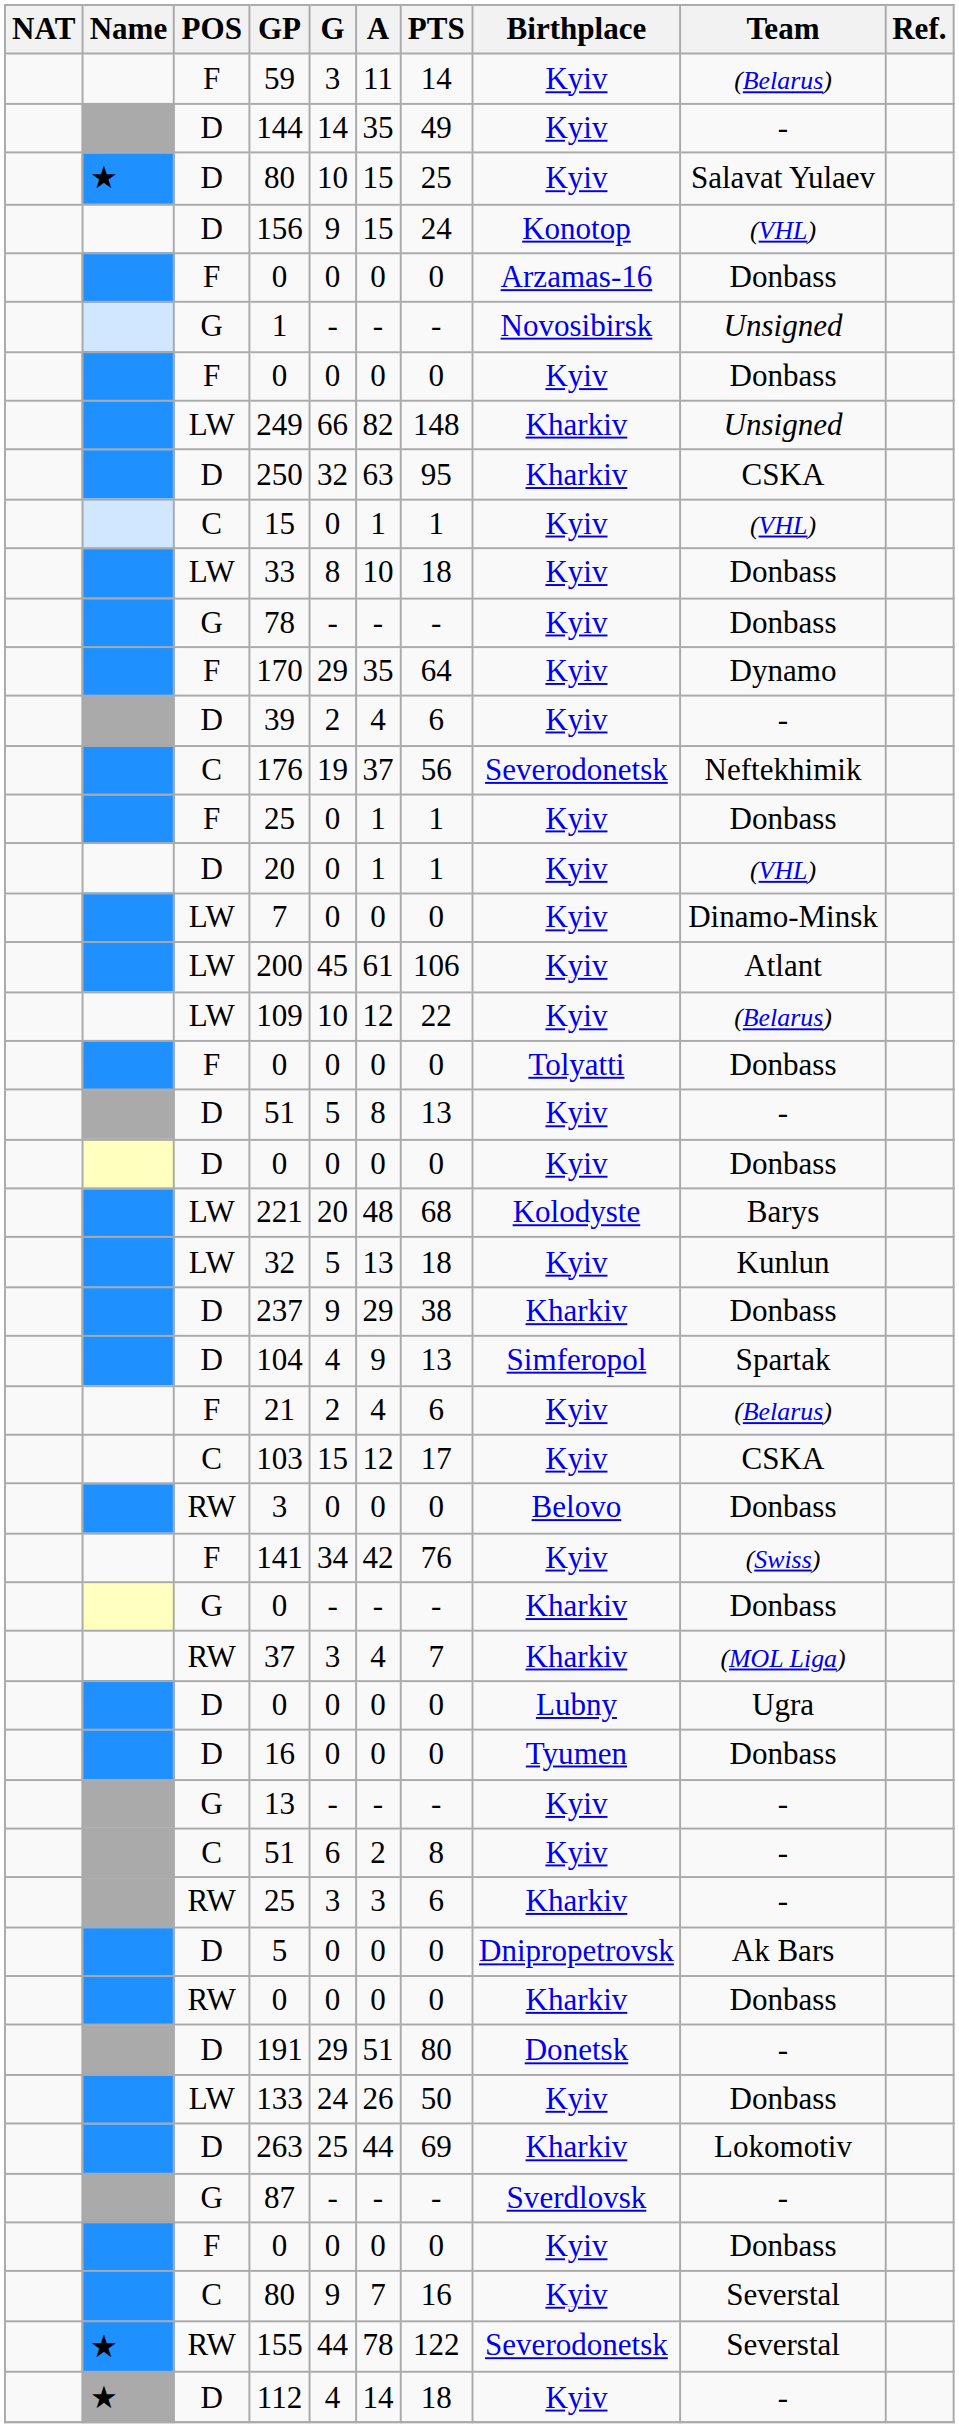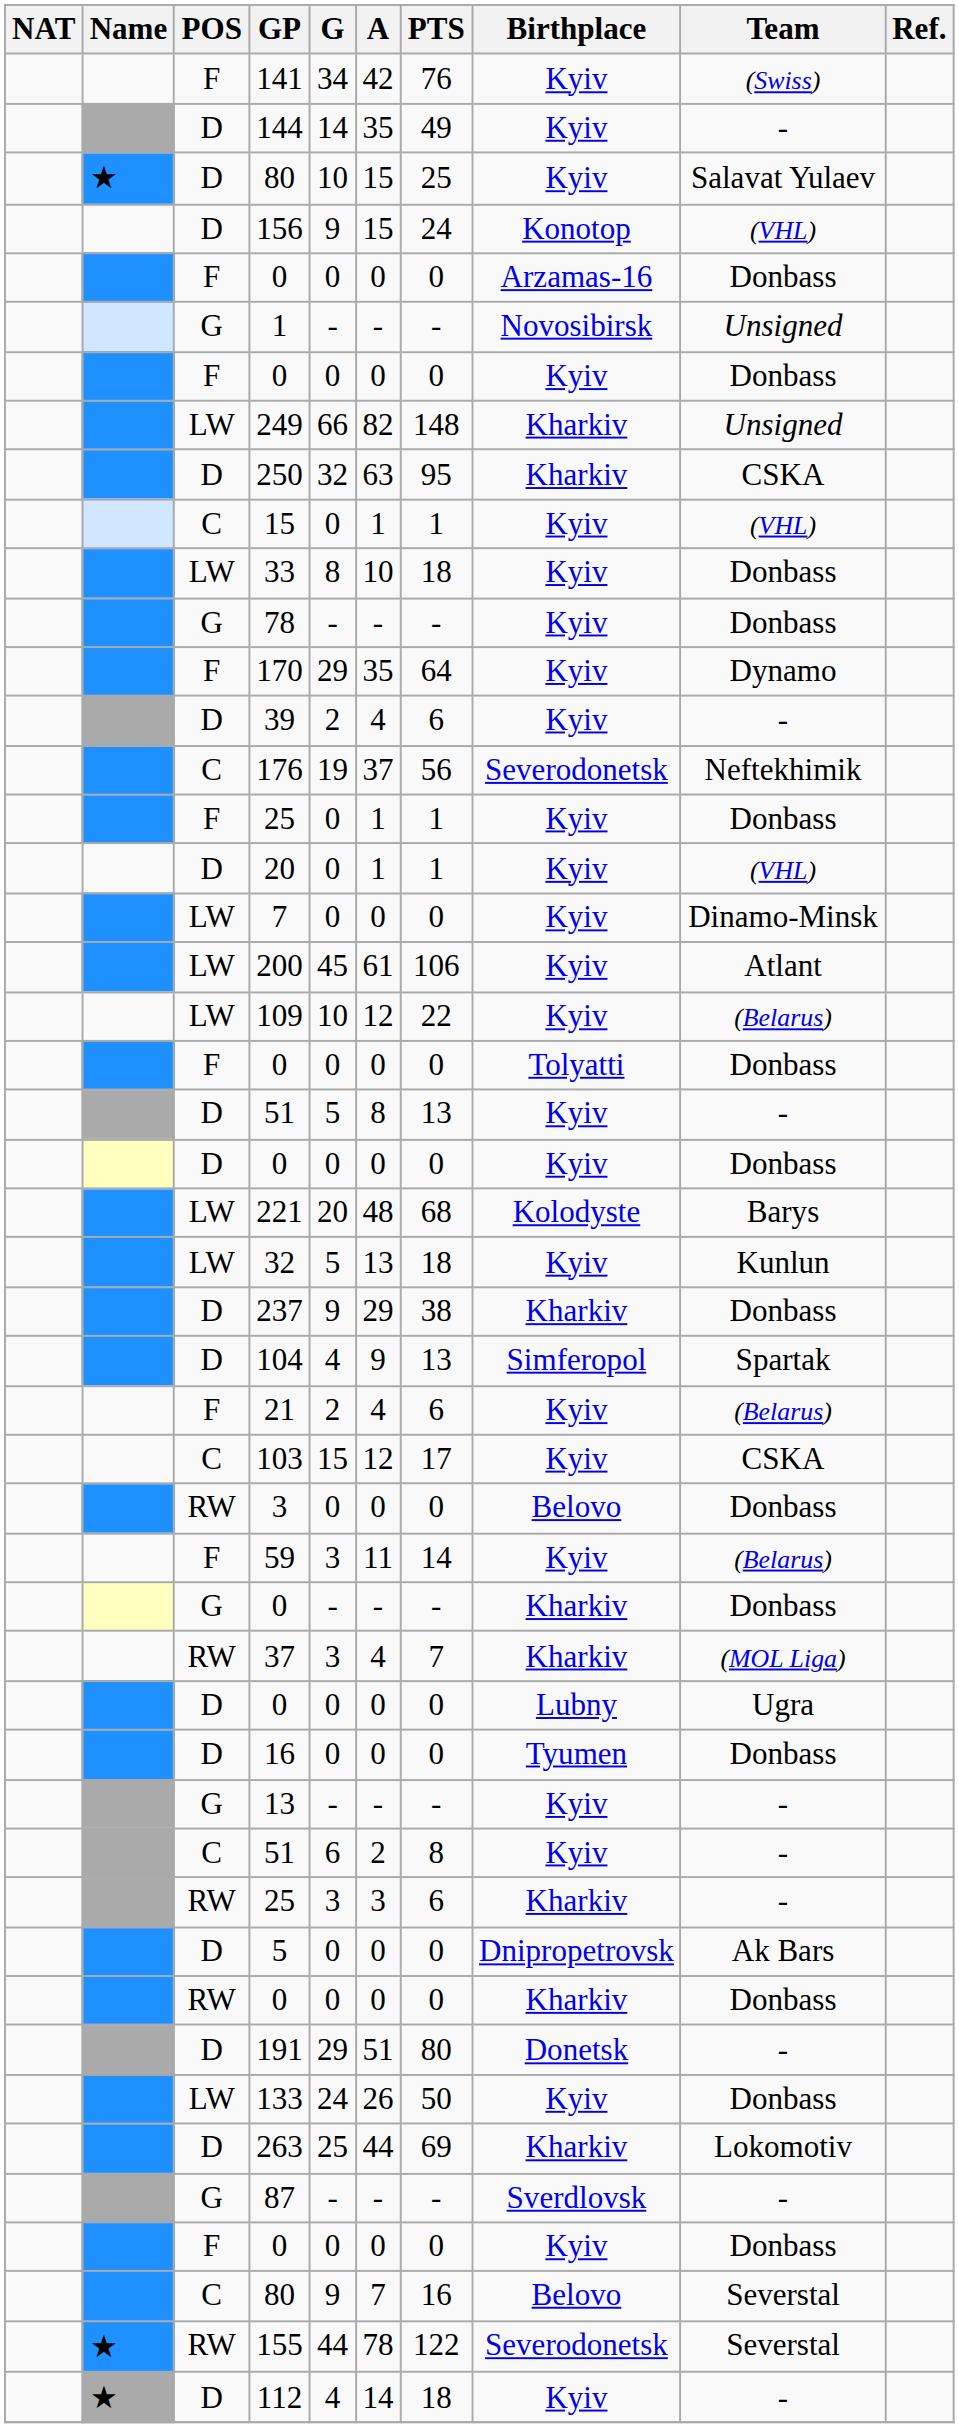rows swapped: (212, 78) <-> (212, 1557)
(576, 2295) Kyiv -> (576, 2295) Belovo
